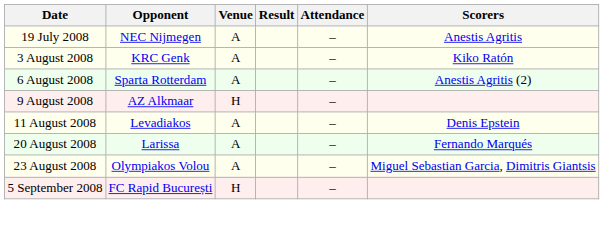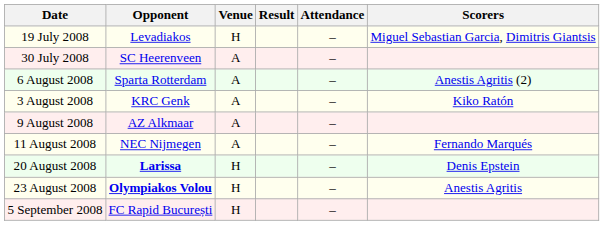(160, 37) NEC Nijmegen -> (160, 37) Levadiakos
(236, 37) A -> (236, 37) H
(483, 37) Anestis Agritis -> (483, 37) Miguel Sebastian Garcia, Dimitris Giantsis
+ row: (55, 58)
rows swapped: (55, 58) <-> (55, 80)
(236, 101) H -> (236, 123) A
(160, 123) Levadiakos -> (160, 144) NEC Nijmegen
(483, 123) Denis Epstein -> (483, 144) Fernando Marqués
(160, 144) normal -> (160, 166) bold
(236, 144) A -> (236, 166) H
(483, 144) Fernando Marqués -> (483, 166) Denis Epstein
(160, 166) normal -> (160, 187) bold
(236, 166) A -> (236, 187) H
(483, 166) Miguel Sebastian Garcia, Dimitris Giantsis -> (483, 187) Anestis Agritis
